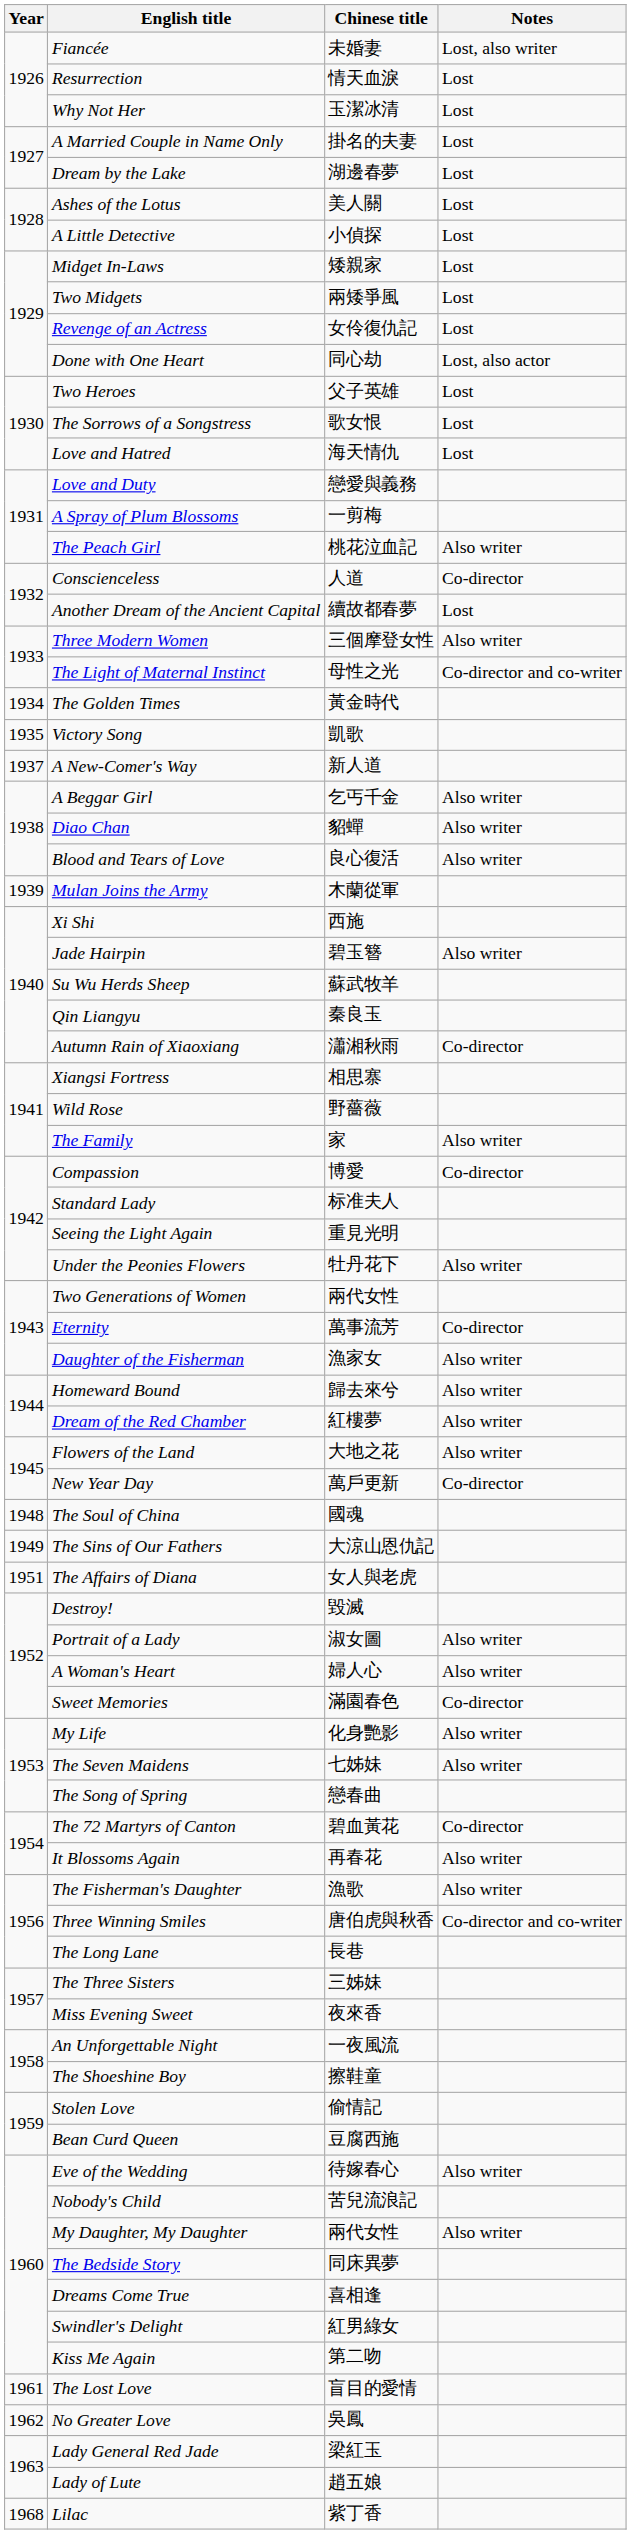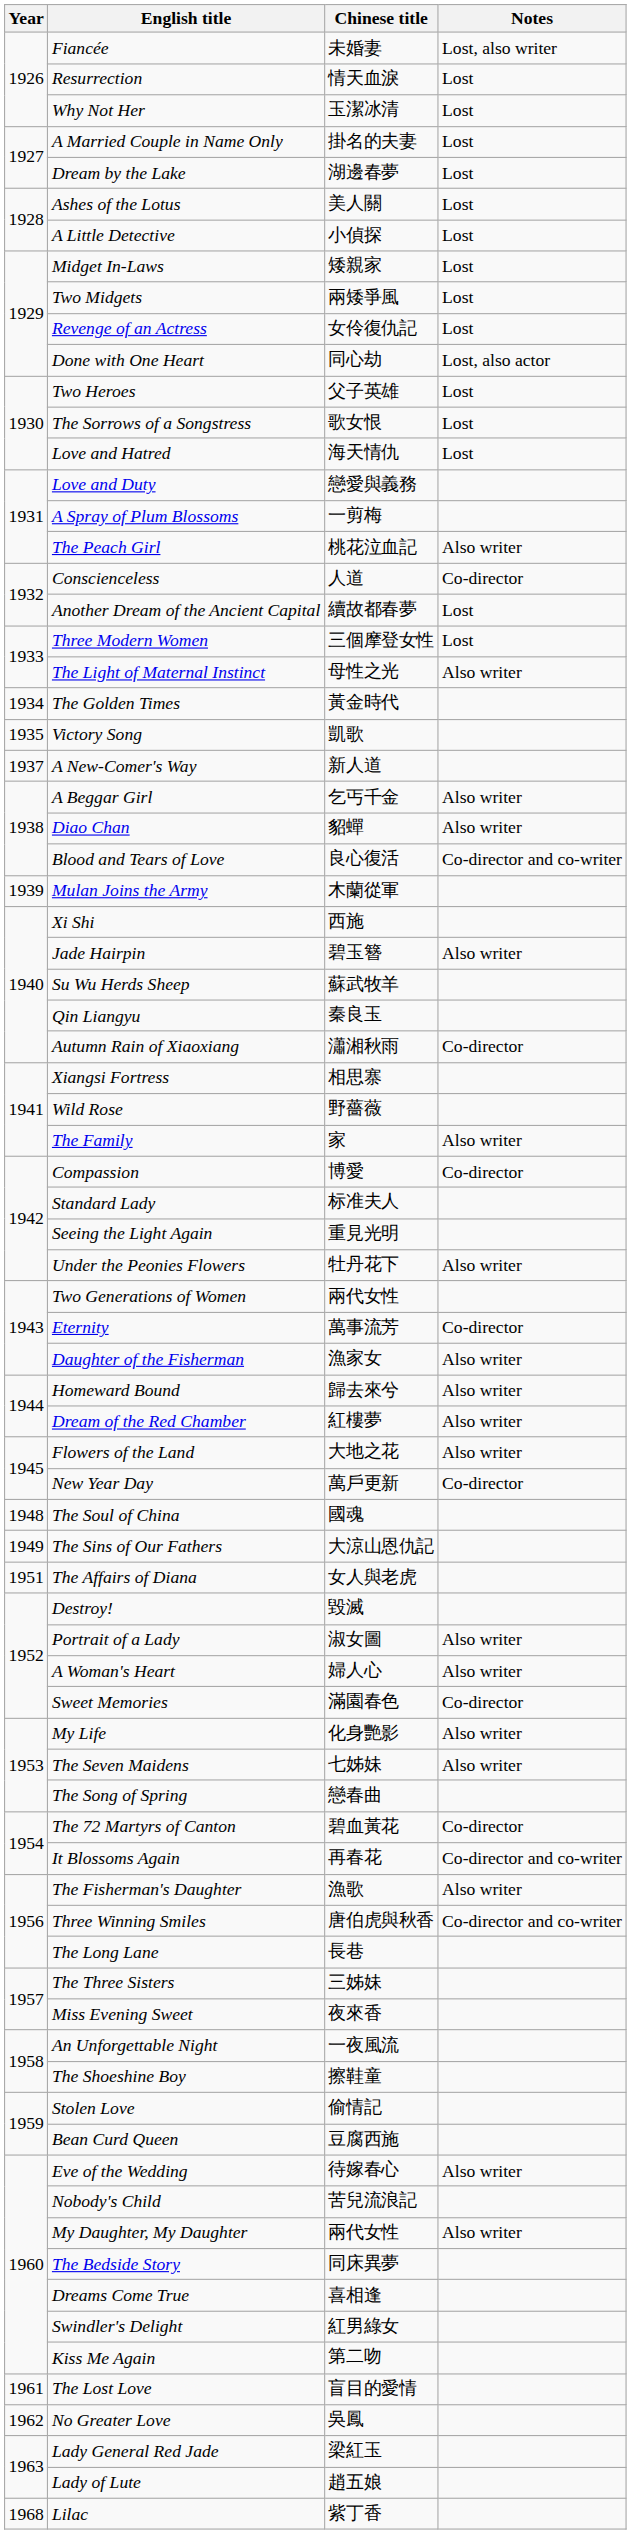(482, 641) Also writer -> (458, 641) Lost
(532, 672) Co-director and co-writer -> (482, 672) Also writer
(482, 859) Also writer -> (532, 859) Co-director and co-writer
(482, 1858) Also writer -> (532, 1858) Co-director and co-writer
